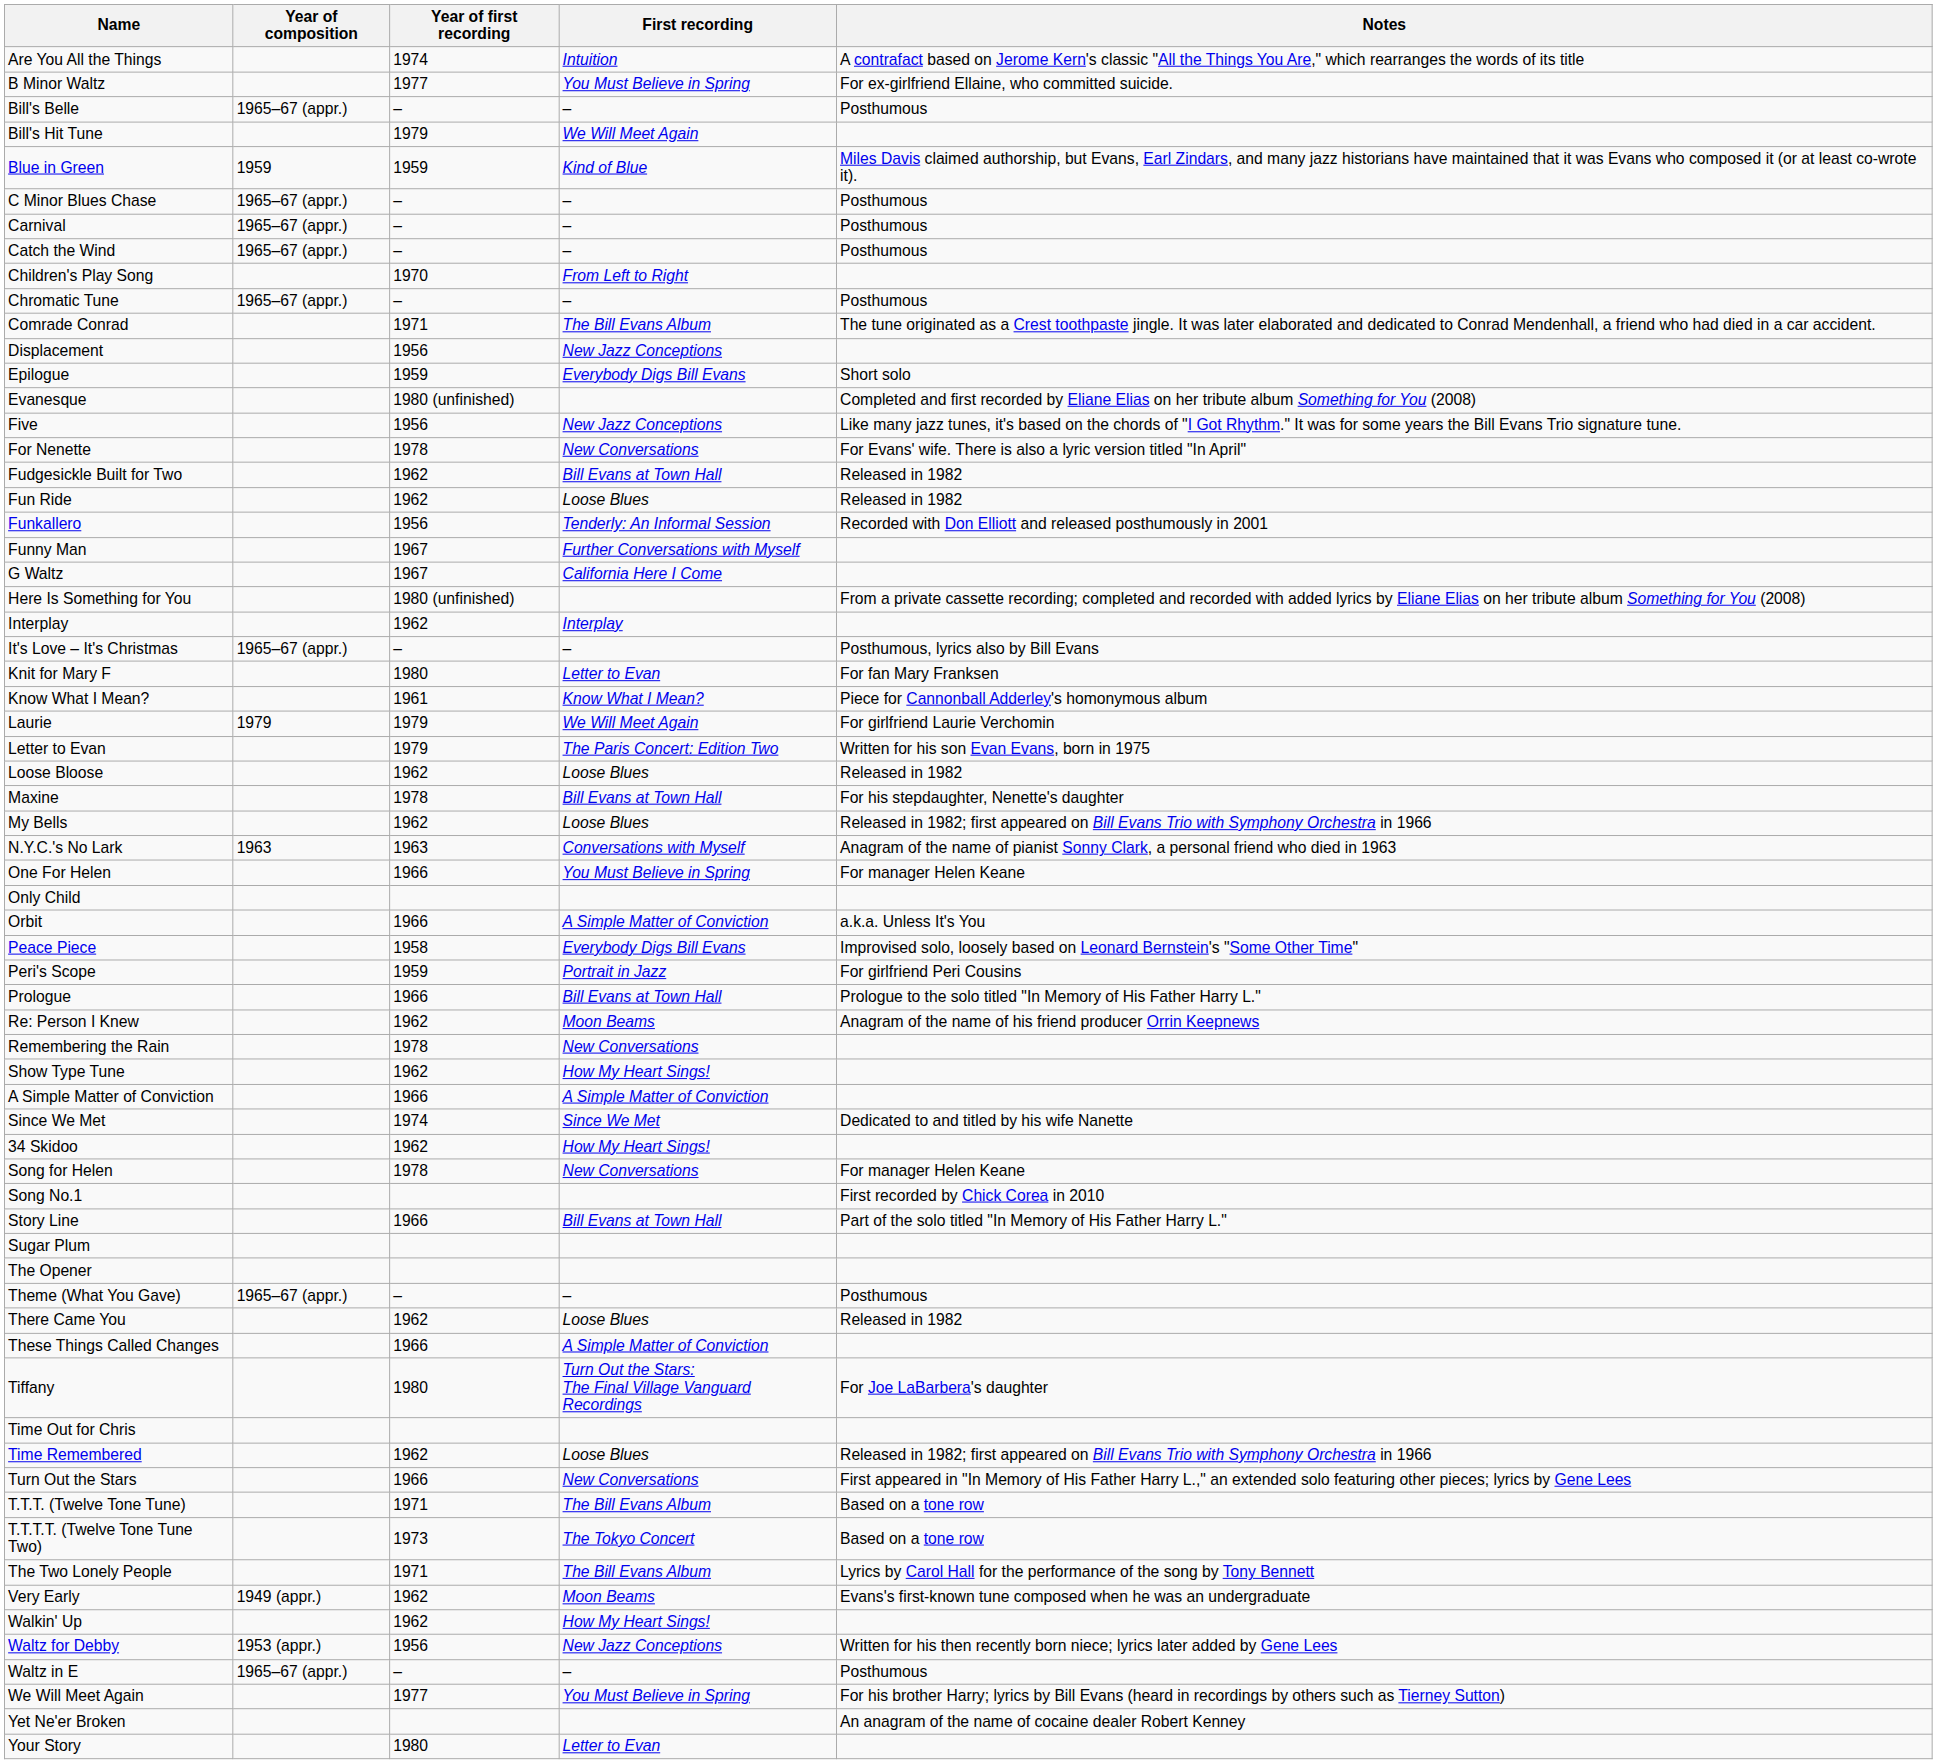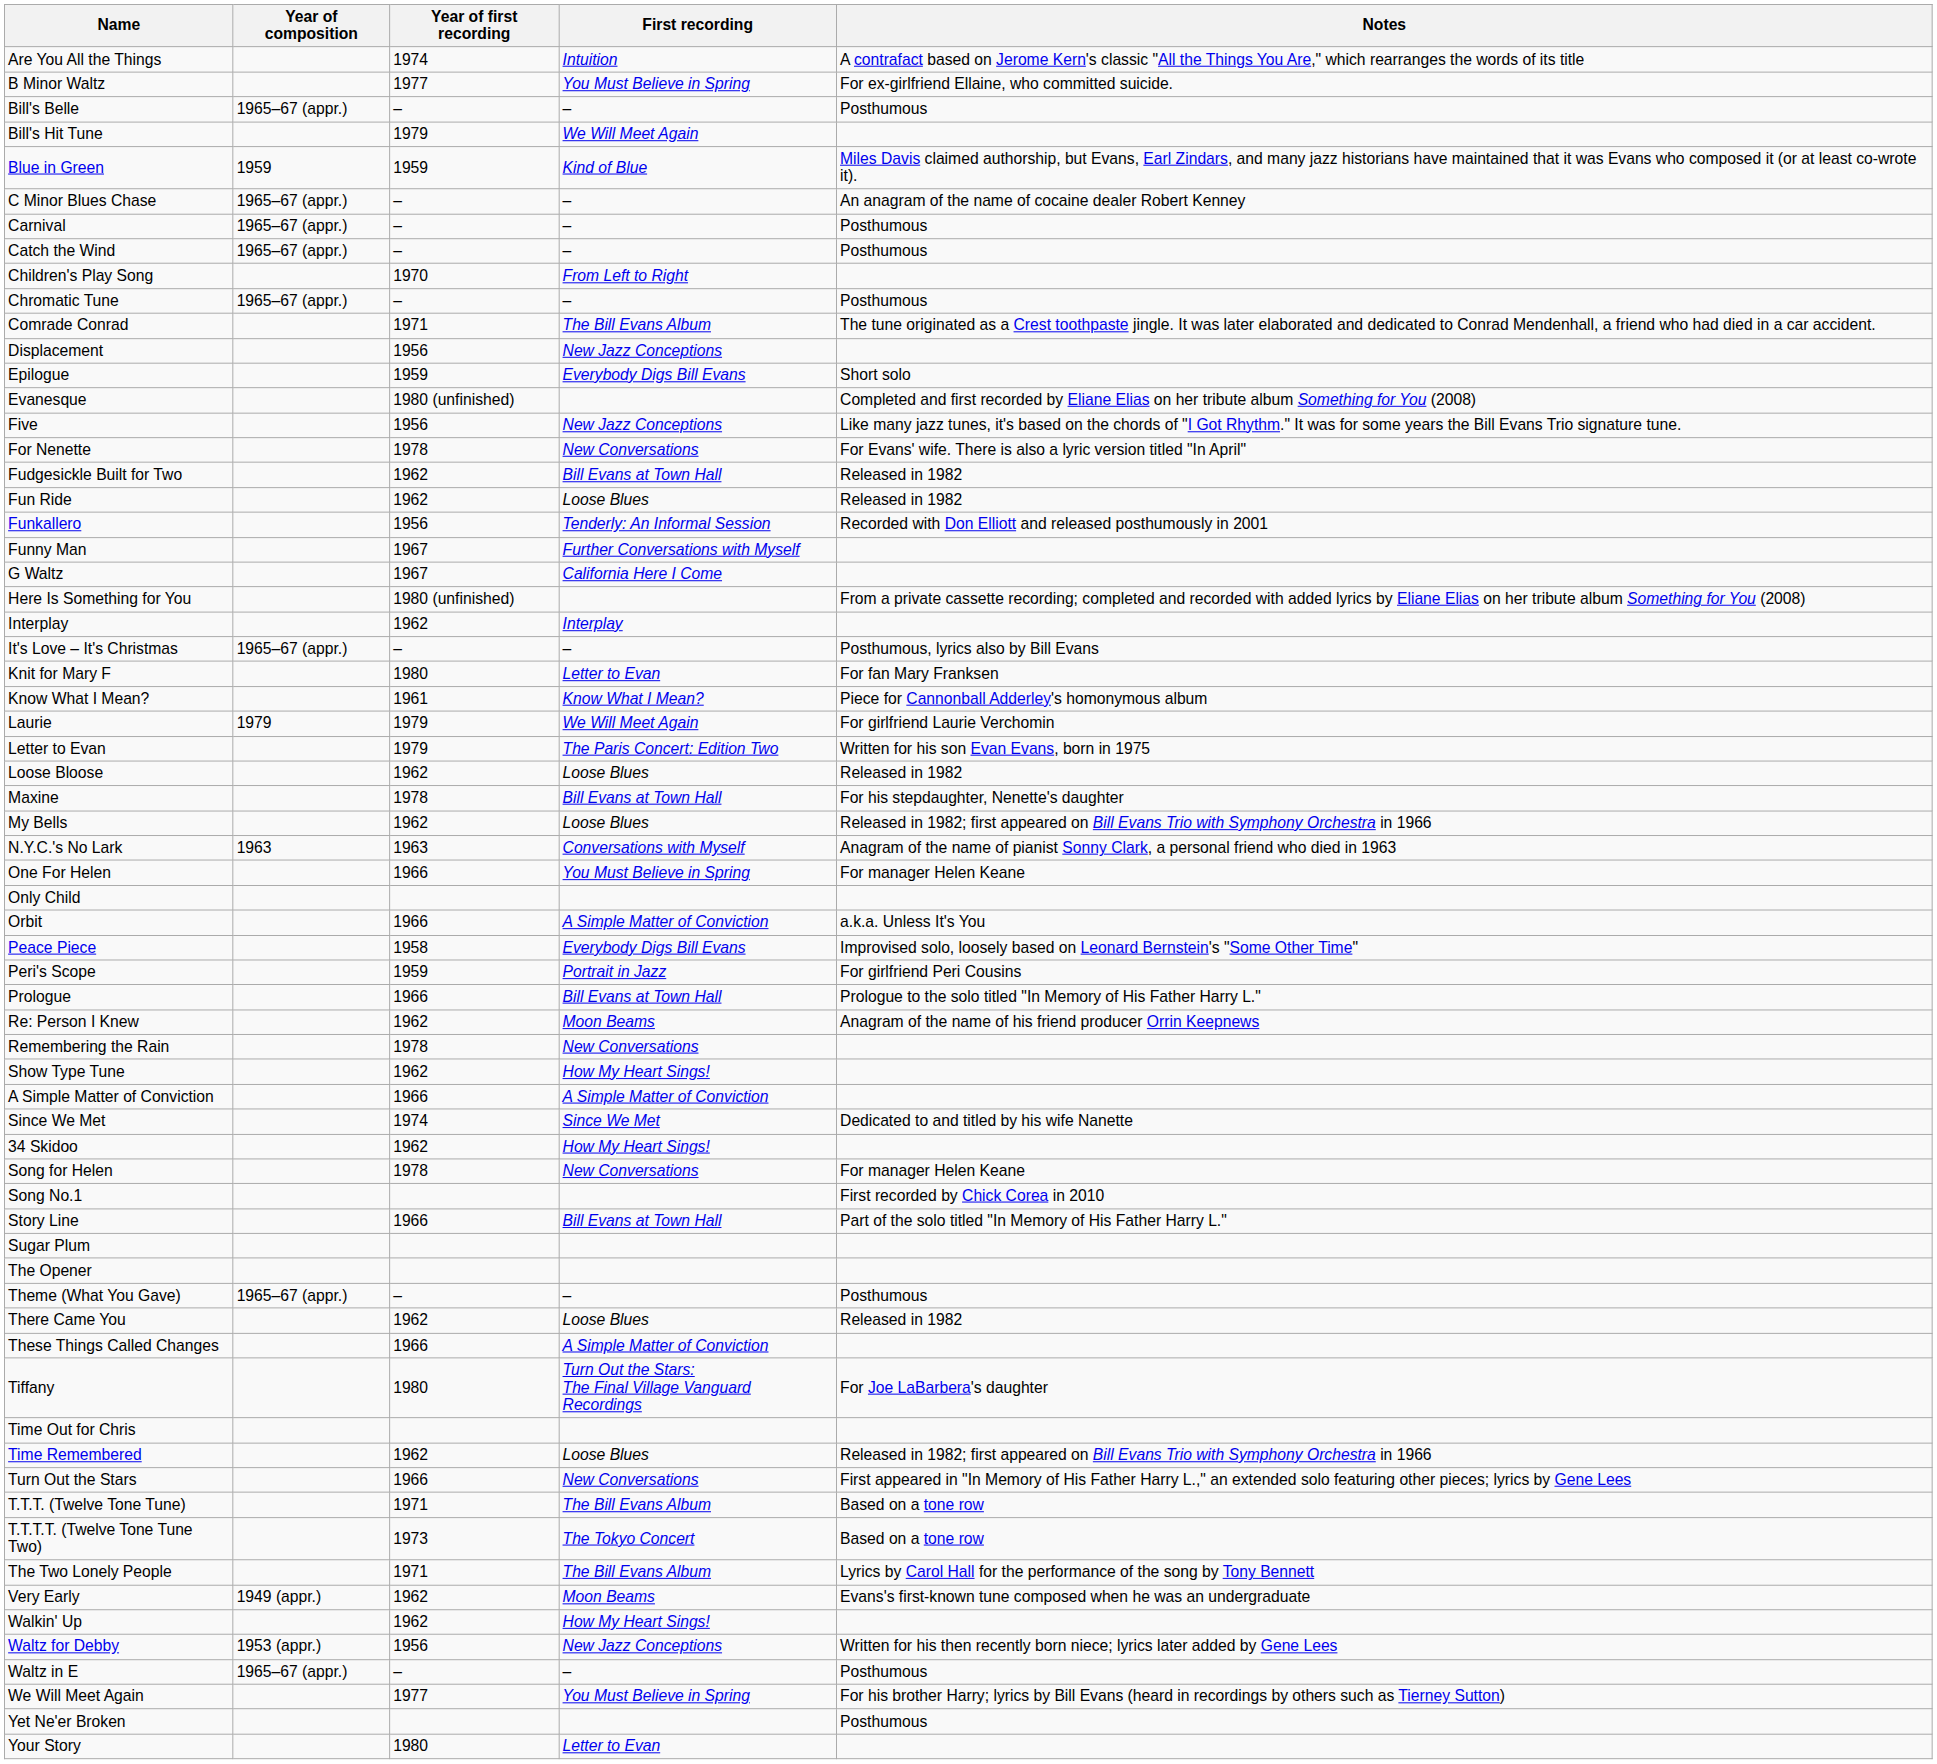(884, 201) Posthumous -> (1043, 201) An anagram of the name of cocaine dealer Robert Kenney
(1043, 1721) An anagram of the name of cocaine dealer Robert Kenney -> (884, 1721) Posthumous
